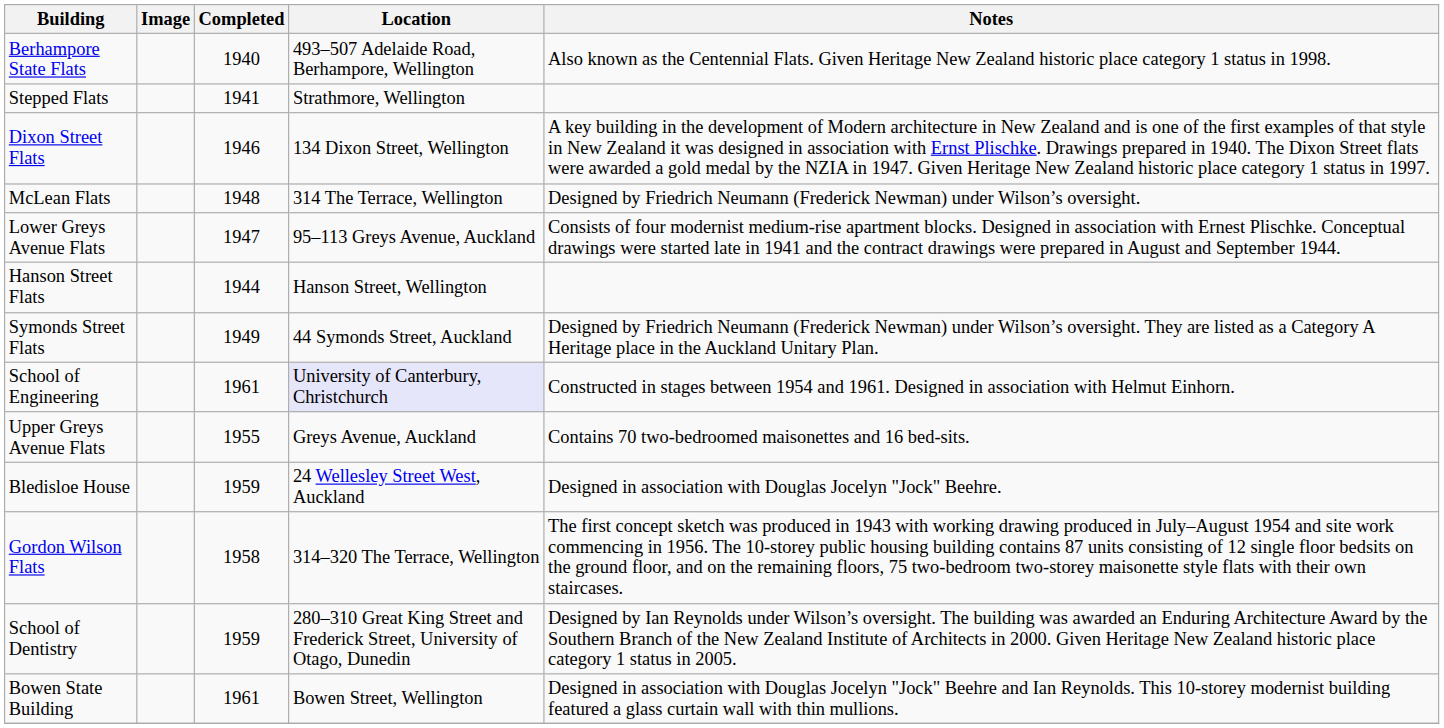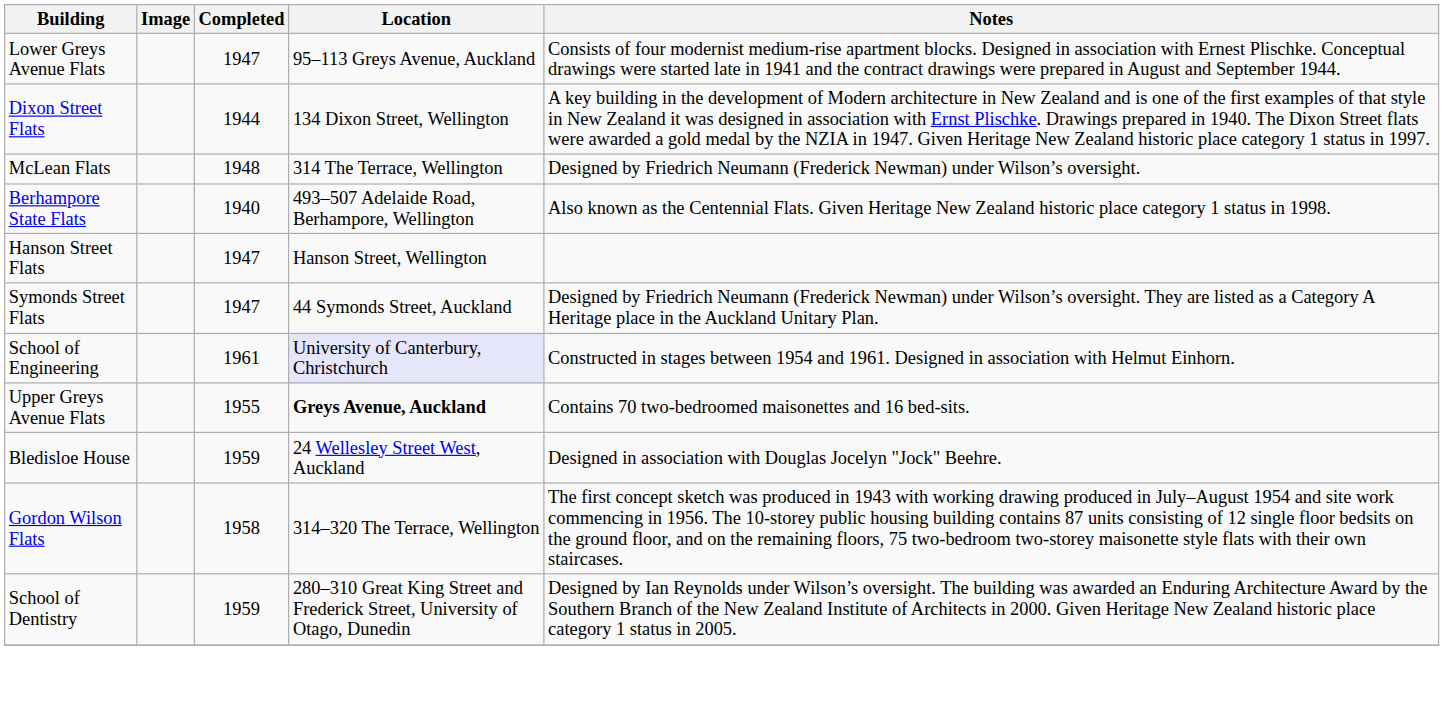rows swapped: (54, 58) <-> (57, 237)
- row: (59, 98)
(241, 148) 1946 -> (241, 118) 1944
(241, 287) 1944 -> (241, 258) 1947
(241, 337) 1949 -> (241, 308) 1947
(384, 436) normal -> (389, 407) bold
- row: (56, 698)
